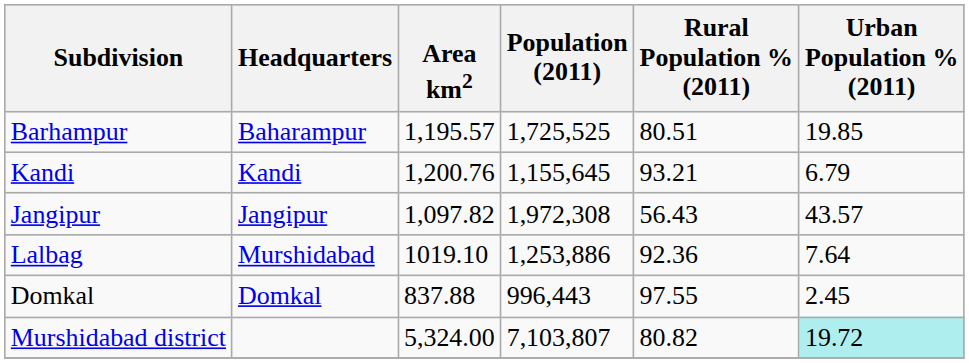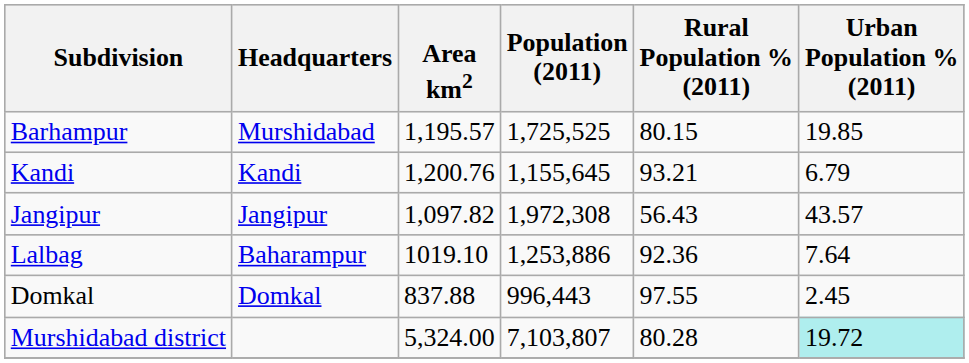(302, 131) Baharampur -> (306, 131) Murshidabad
(669, 131) 80.51 -> (669, 131) 80.15
(306, 254) Murshidabad -> (302, 254) Baharampur
(669, 337) 80.82 -> (669, 337) 80.28
